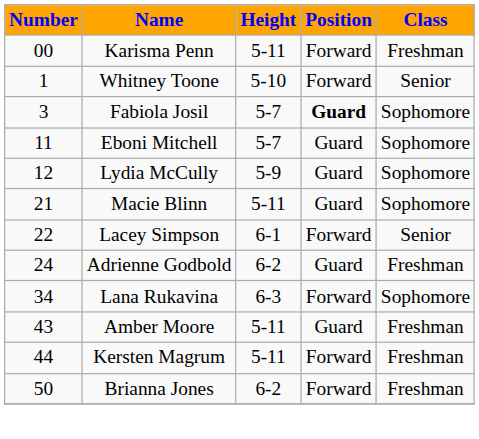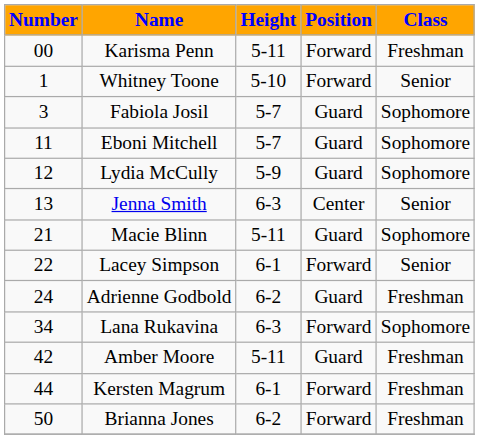(339, 111) bold -> (339, 111) normal
+ row: (159, 204)
(43, 326) 43 -> (43, 357) 42
(268, 357) 5-11 -> (268, 388) 6-1
